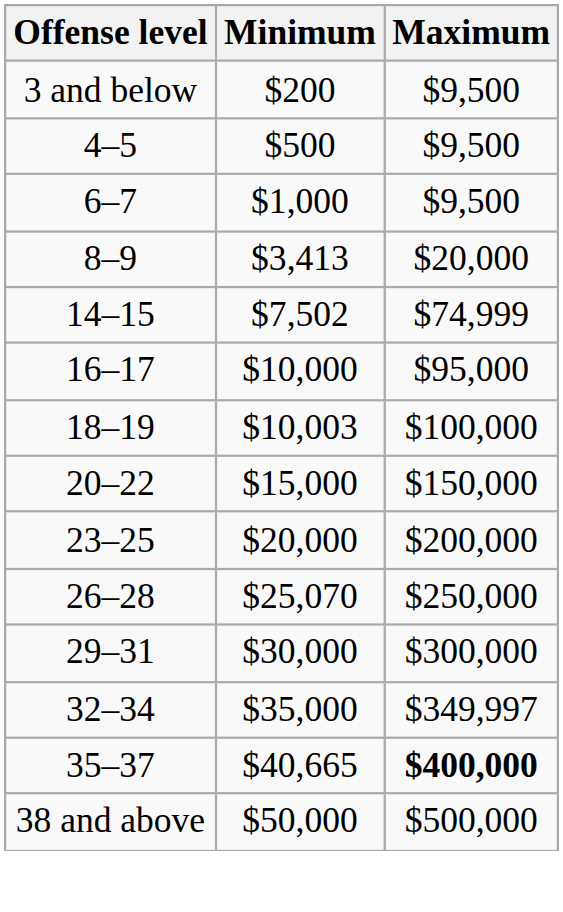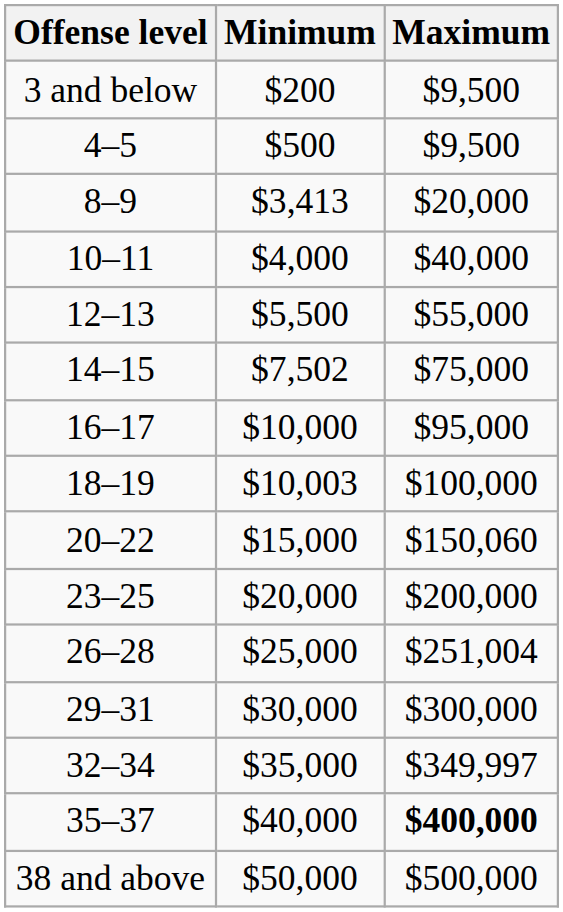- row: (110, 201)
+ row: (110, 257)
+ row: (110, 314)
(471, 314) $74,999 -> (471, 370) $75,000
(471, 483) $150,000 -> (471, 539) $150,060
(300, 595) $25,070 -> (300, 652) $25,000
(471, 595) $250,000 -> (471, 652) $251,004
(300, 764) $40,665 -> (300, 821) $40,000
